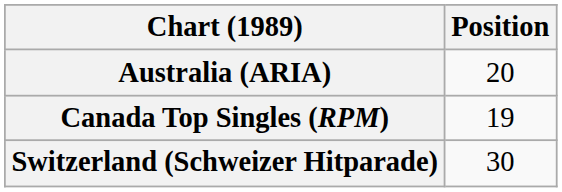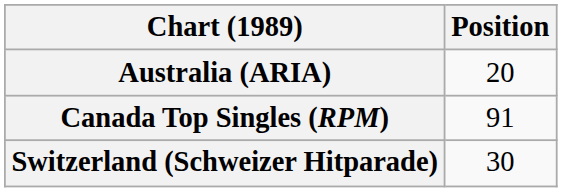(500, 117) 19 -> (500, 117) 91
